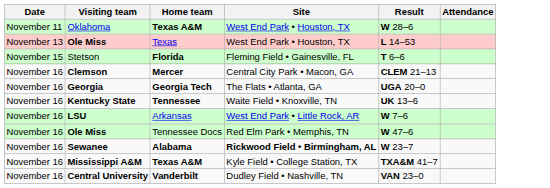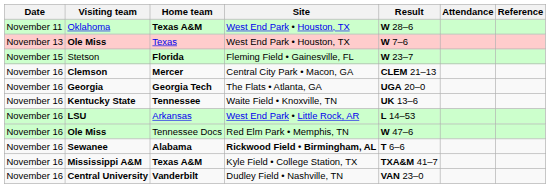+ column: (521, 12)
(398, 42) L 14–53 -> (394, 42) W 7–6
(393, 57) T 6–6 -> (397, 57) W 23–7
(394, 116) W 7–6 -> (398, 116) L 14–53
(397, 146) W 23–7 -> (393, 146) T 6–6
